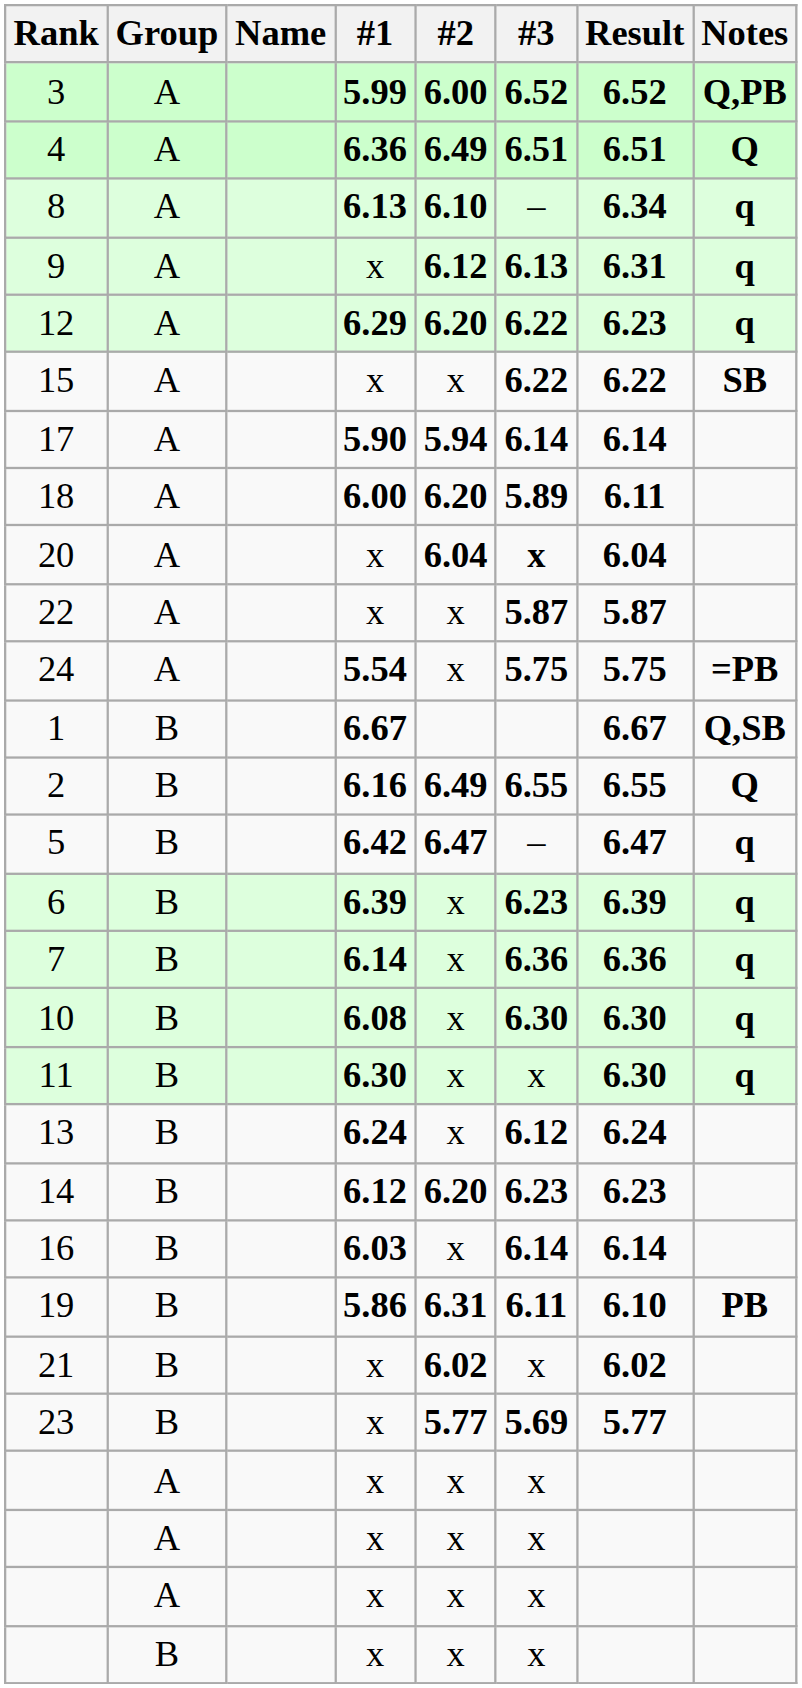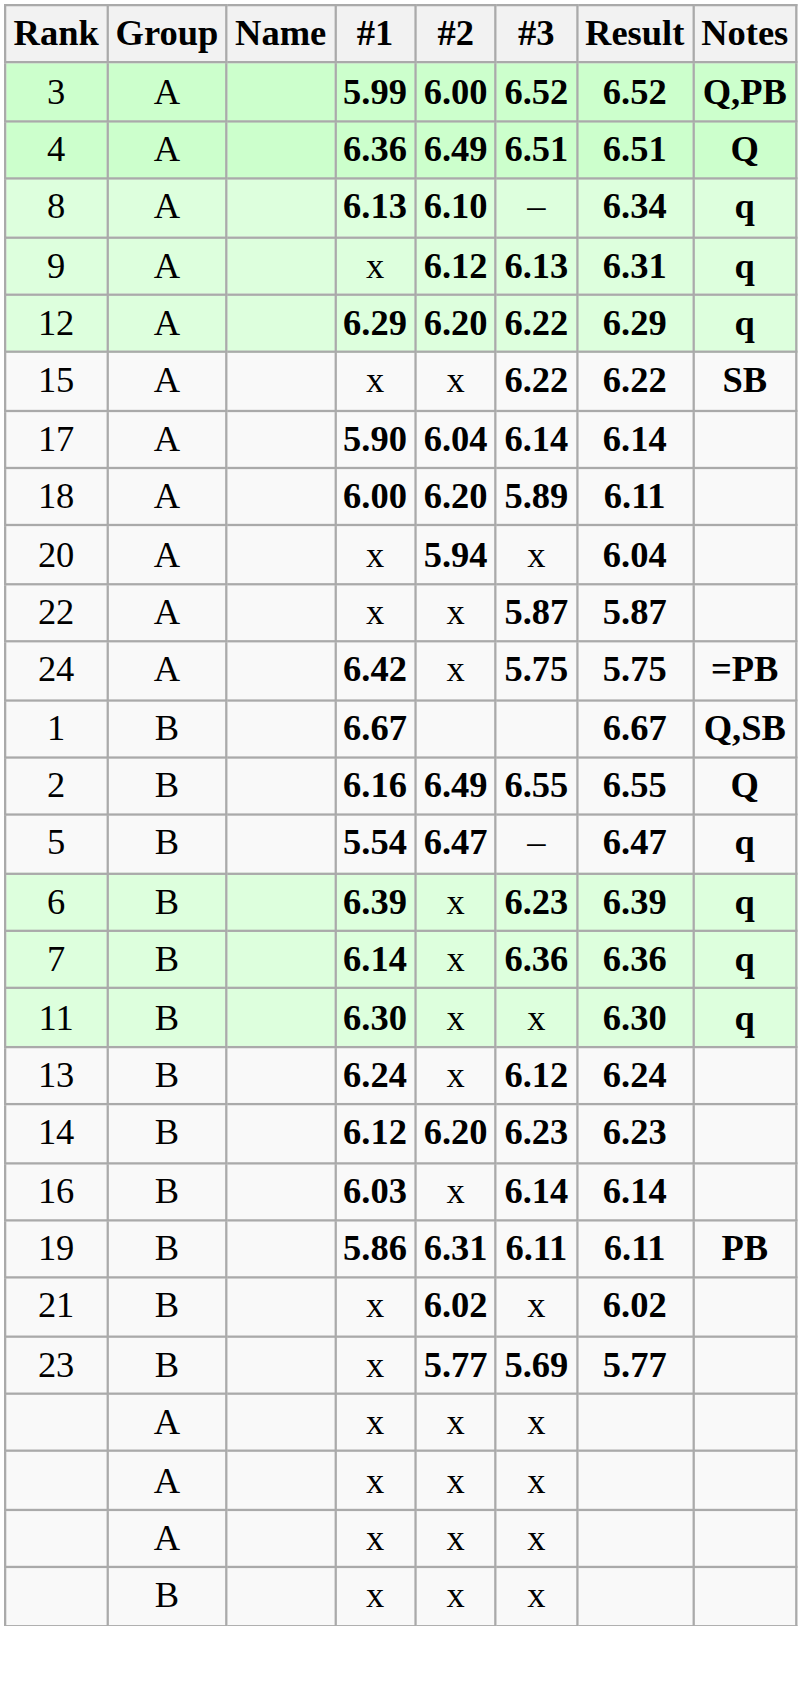(635, 322) 6.23 -> (635, 322) 6.29
(456, 438) 5.94 -> (456, 438) 6.04
(456, 554) 6.04 -> (456, 554) 5.94
(536, 554) bold -> (536, 554) normal
(375, 669) 5.54 -> (375, 669) 6.42
(375, 843) 6.42 -> (375, 843) 5.54
- row: (56, 1016)
(635, 1306) 6.10 -> (635, 1248) 6.11
